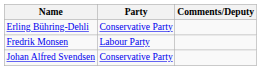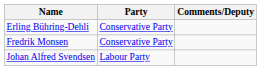(125, 42) Labour Party -> (136, 42) Conservative Party
(136, 57) Conservative Party -> (125, 57) Labour Party
